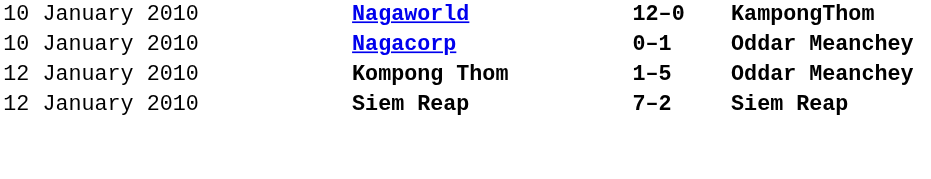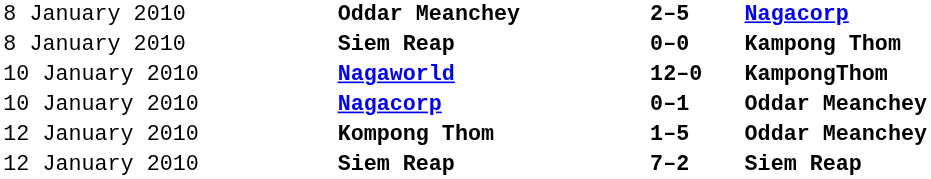+ row: (670, 14)
+ row: (670, 44)
